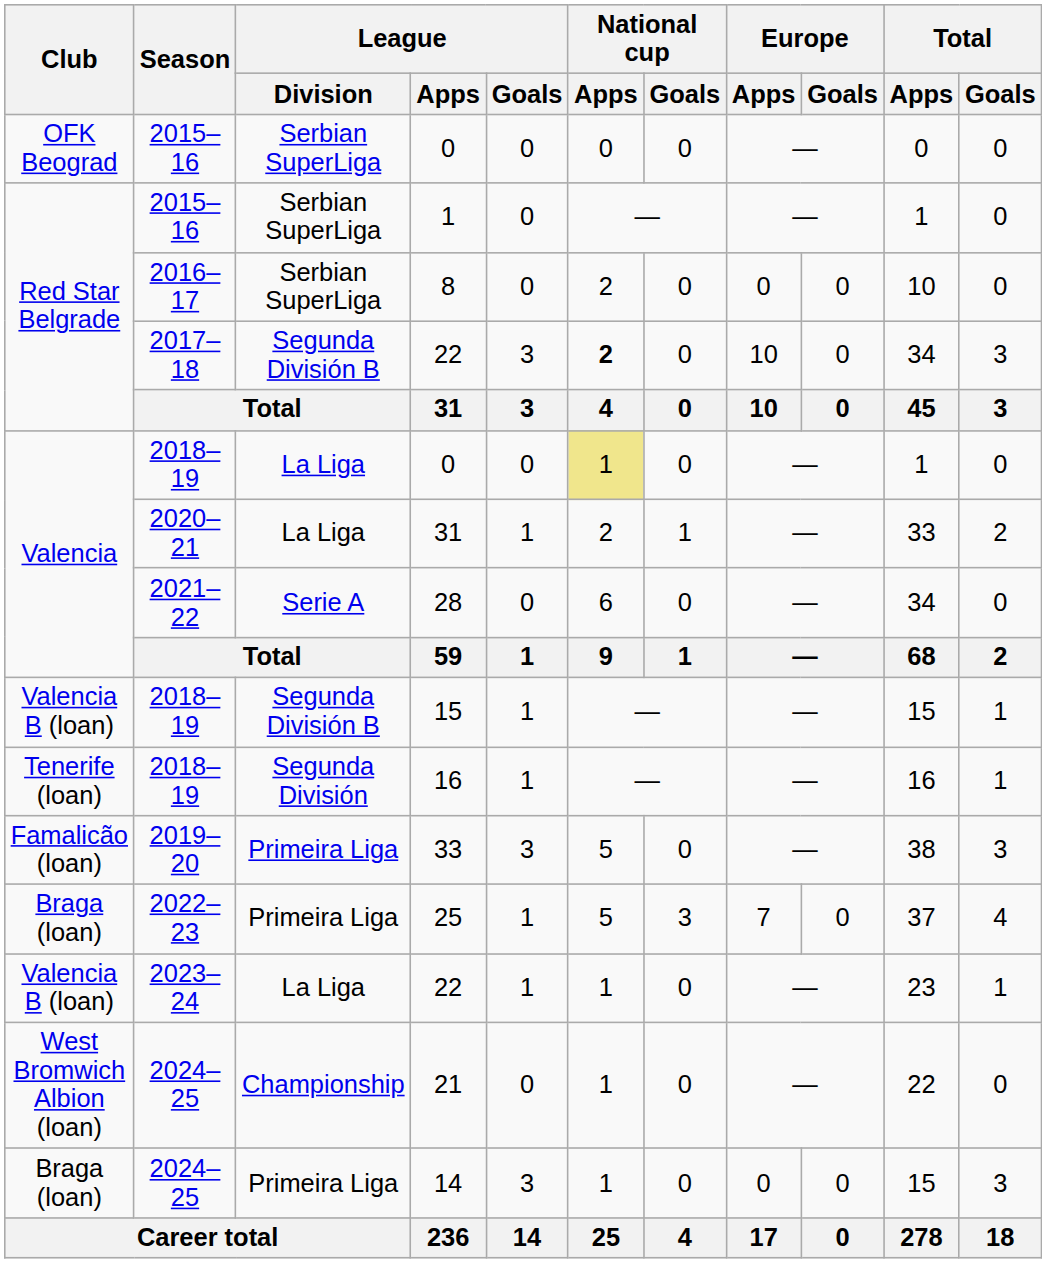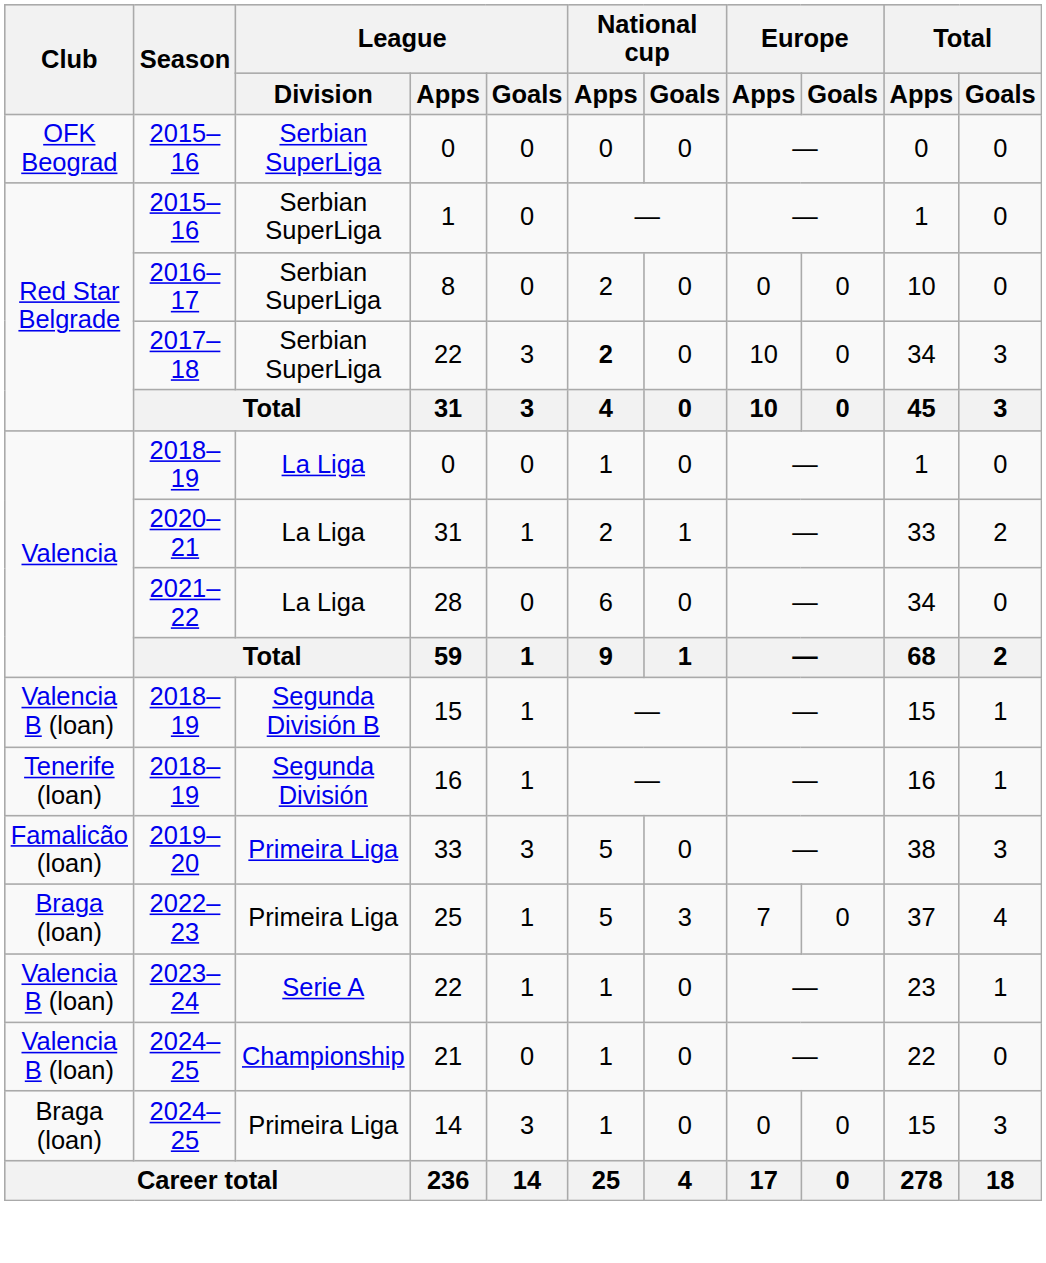(323, 355) Segunda División B -> (323, 355) Serbian SuperLiga
(606, 464) khaki background -> (606, 464) no background
(323, 602) Serie A -> (323, 602) La Liga
(323, 987) La Liga -> (323, 987) Serie A
(69, 1085) West Bromwich Albion (loan) -> (69, 1056) Valencia B (loan)
